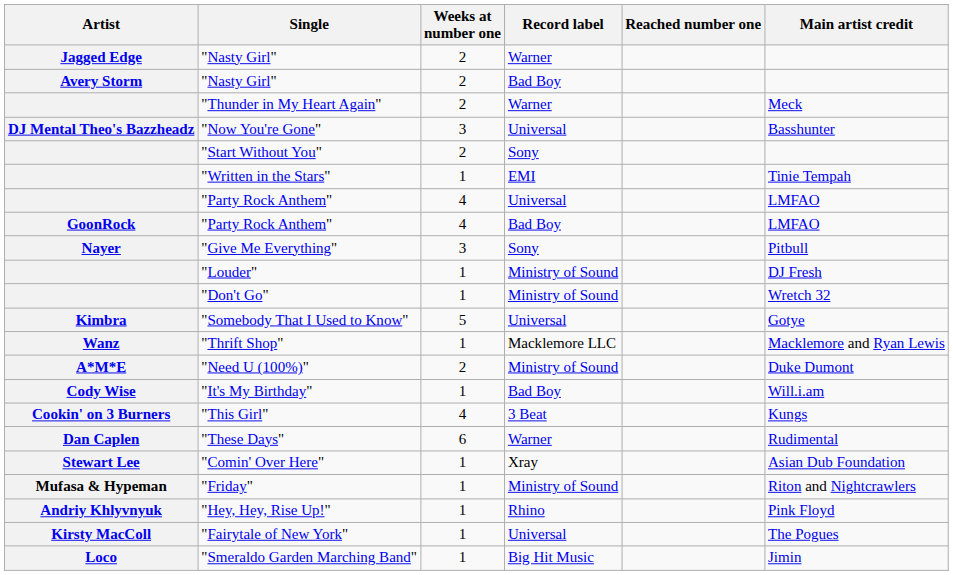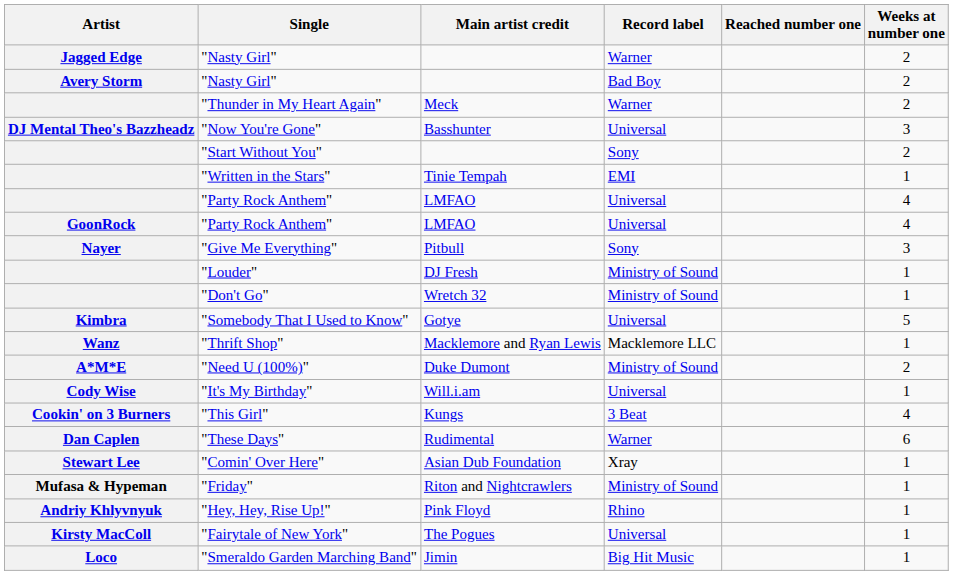columns swapped: (856, 24) <-> (462, 24)
(534, 224) Bad Boy -> (637, 224) Universal
(534, 391) Bad Boy -> (637, 391) Universal
